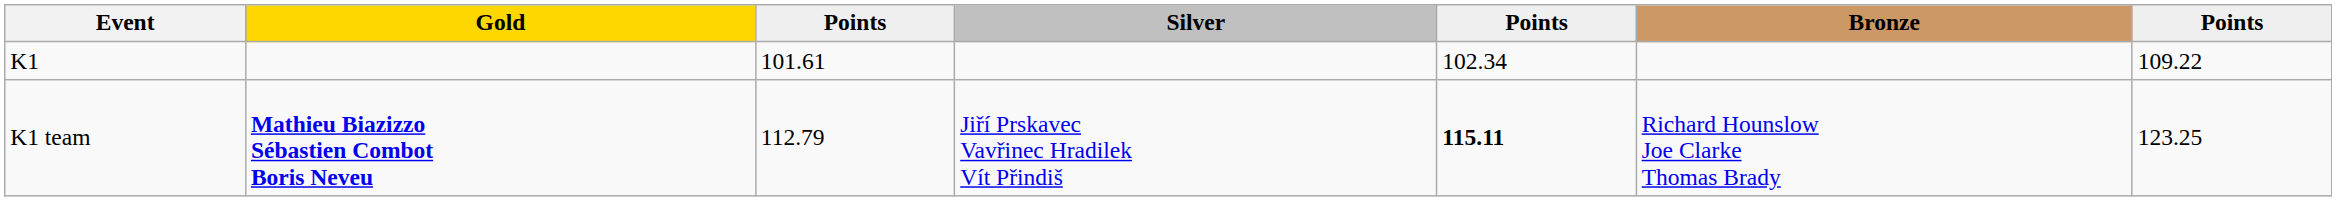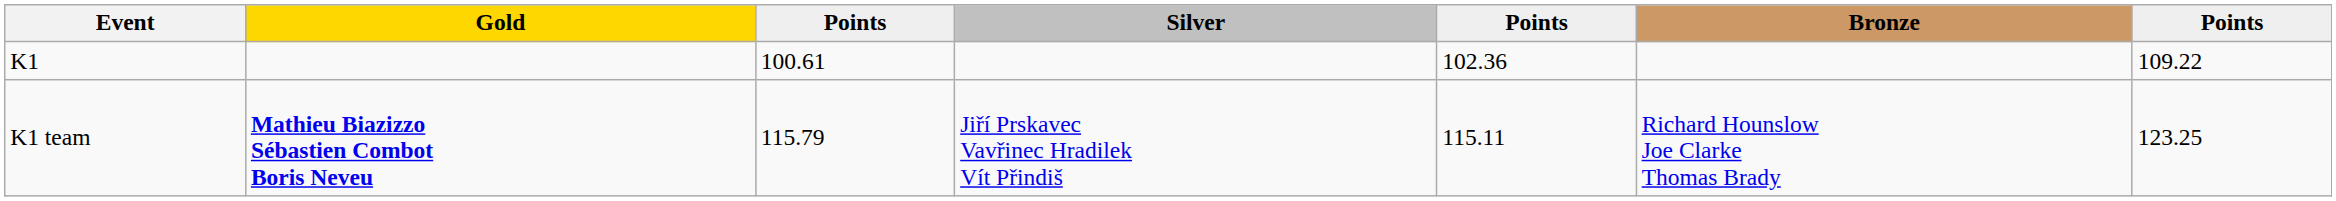(793, 60) 101.61 -> (793, 60) 100.61
(1475, 60) 102.34 -> (1475, 60) 102.36
(793, 137) 112.79 -> (793, 137) 115.79
(1473, 137) bold -> (1474, 137) normal
